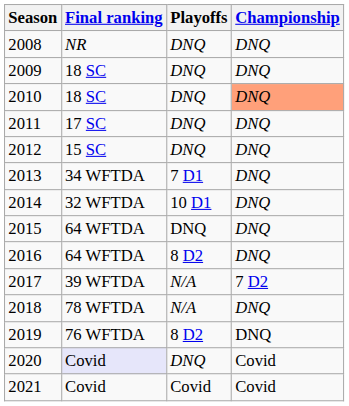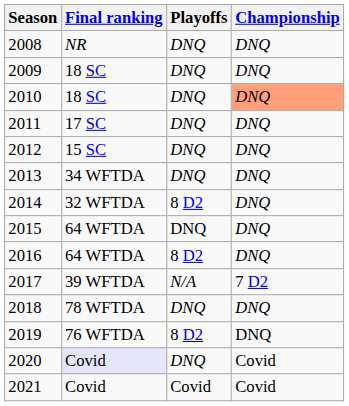(187, 176) 7 D1 -> (188, 176) DNQ
(191, 202) 10 D1 -> (187, 202) 8 D2
(183, 307) N/A -> (188, 307) DNQ
